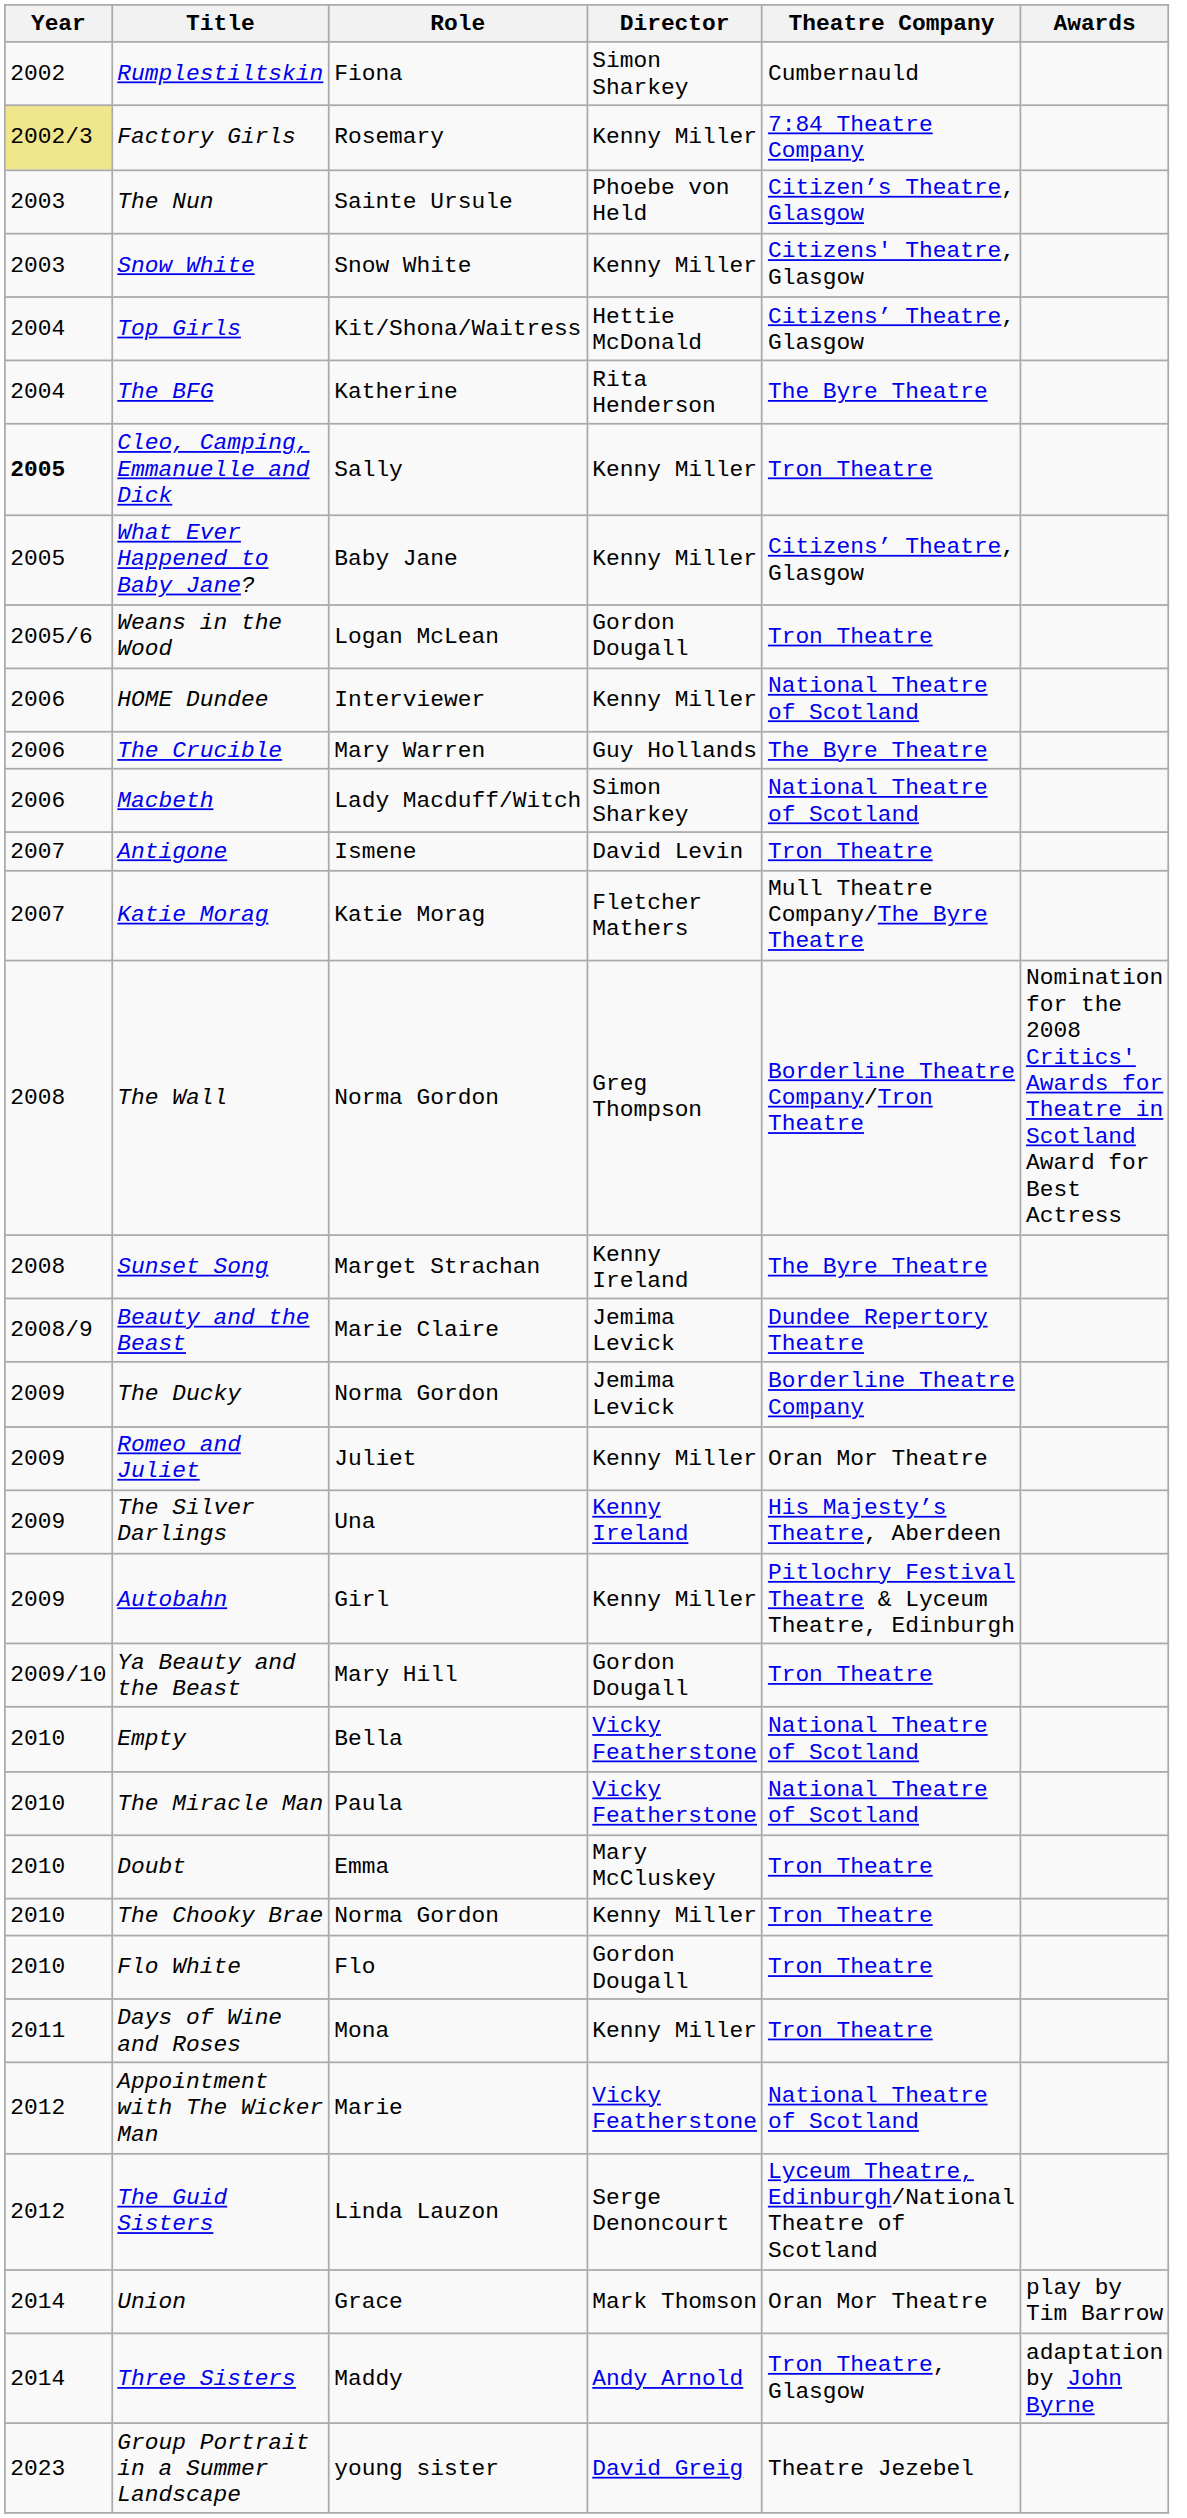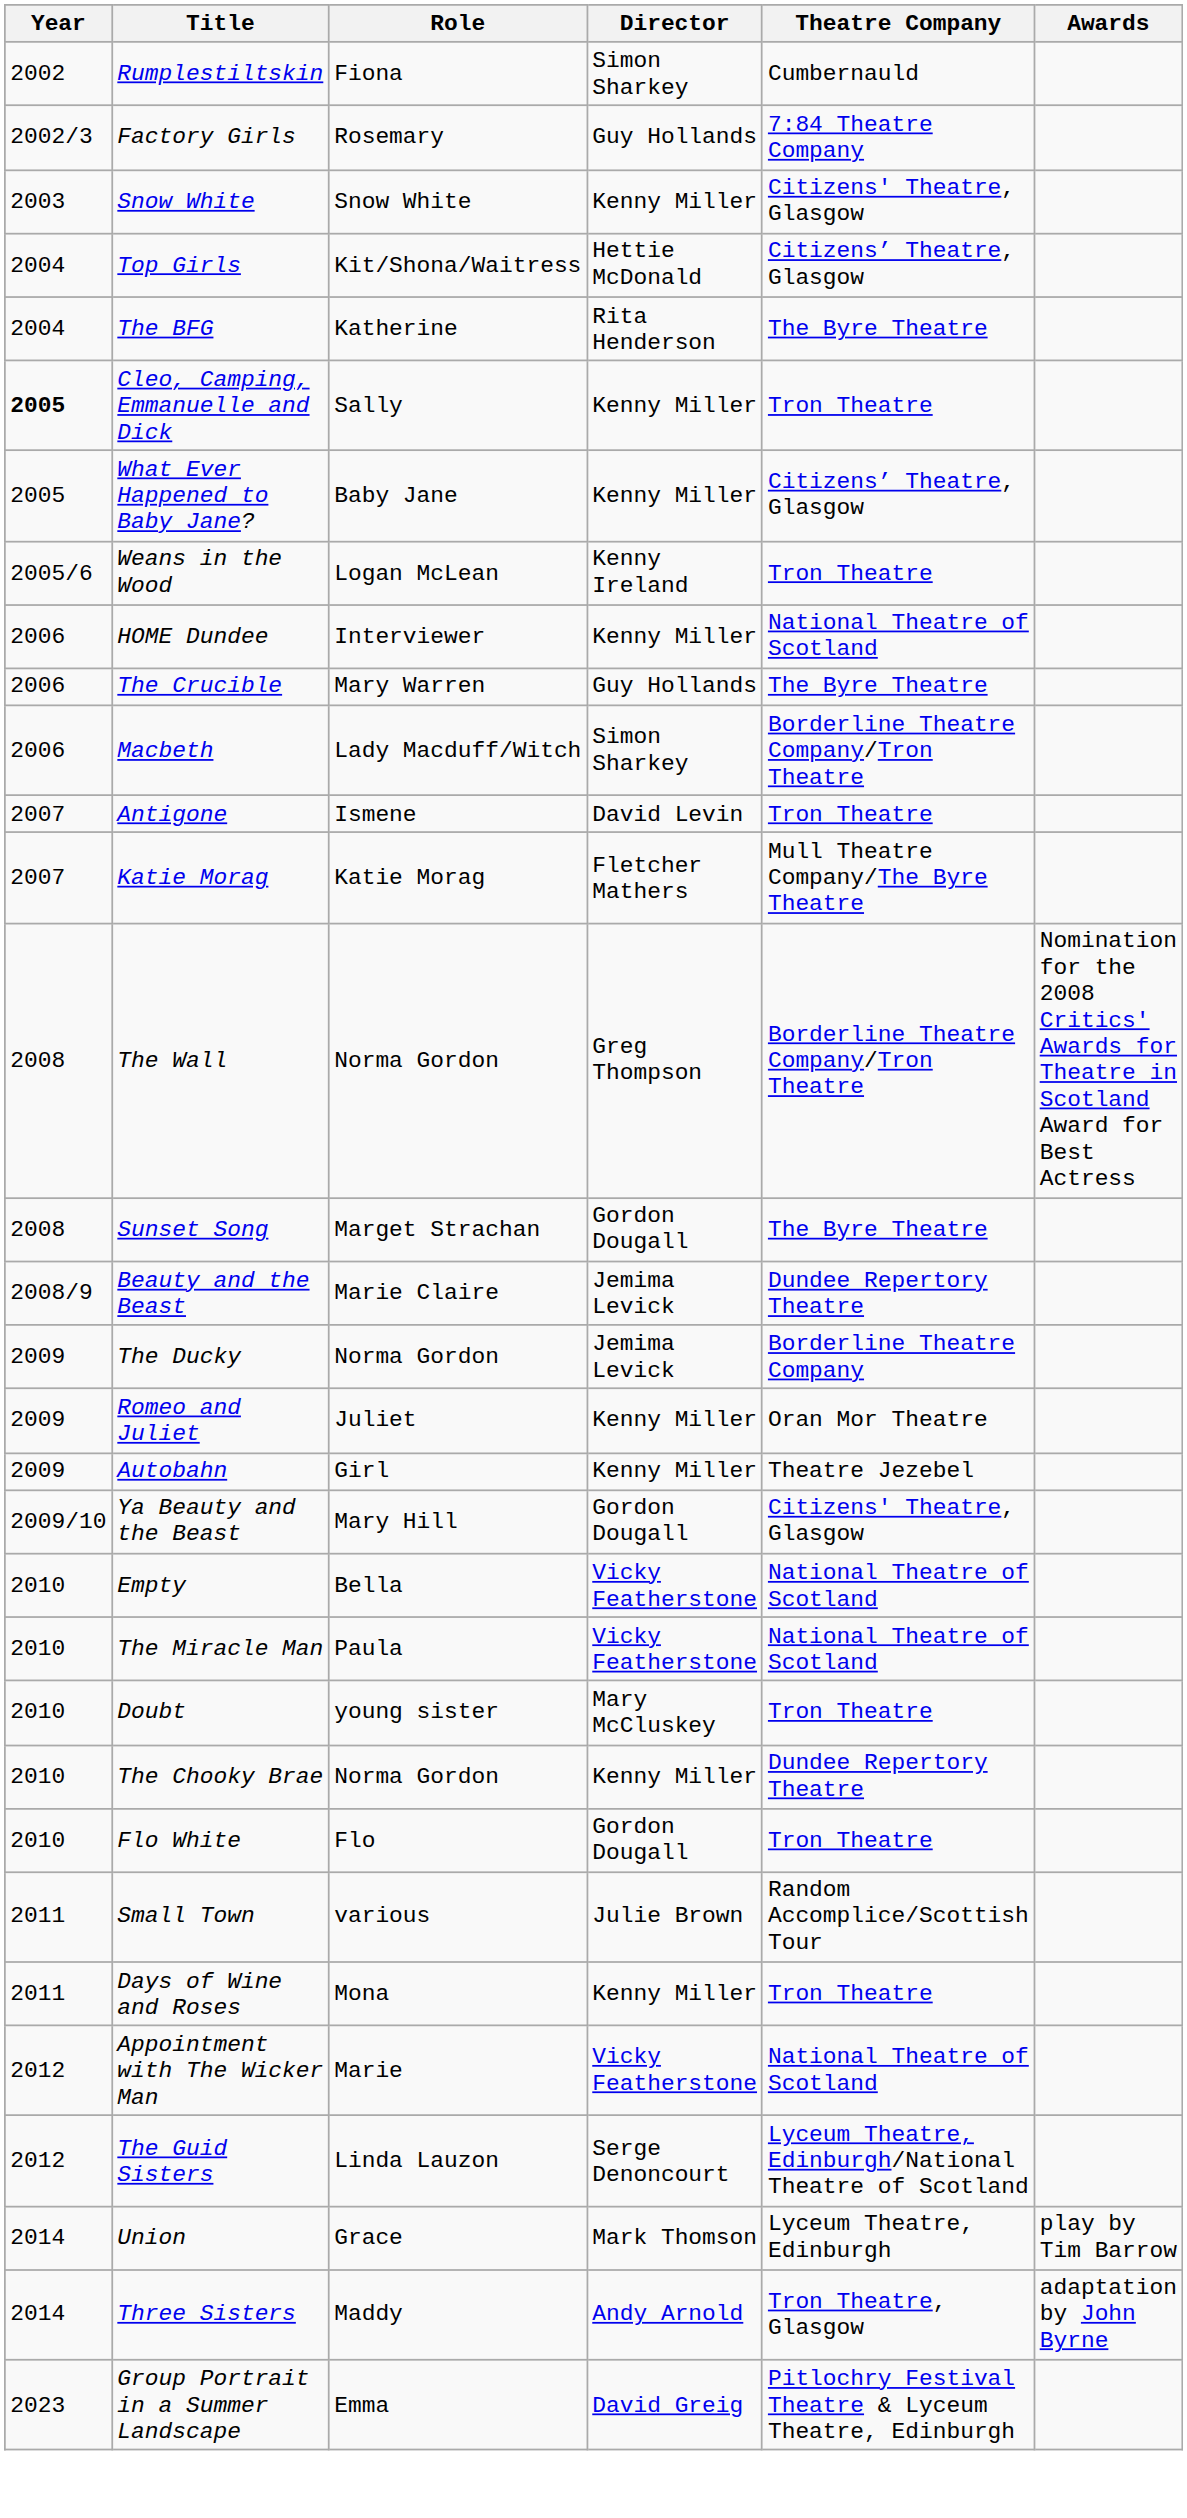(52, 138) khaki background -> (52, 138) no background
(675, 138) Kenny Miller -> (675, 138) Guy Hollands
- row: (165, 201)
(640, 636) Gordon Dougall -> (640, 573) Kenny Ireland
(878, 801) National Theatre of Scotland -> (892, 751) Borderline Theatre Company/Tron Theatre
(640, 1267) Kenny Ireland -> (640, 1230) Gordon Dougall
- row: (186, 1522)
(892, 1599) Pitlochry Festival Theatre & Lyceum Theatre, Edinburgh -> (871, 1471) Theatre Jezebel
(850, 1676) Tron Theatre -> (892, 1522) Citizens' Theatre, Glasgow
(362, 1867) Emma -> (417, 1713) young sister
(850, 1917) Tron Theatre -> (878, 1776) Dundee Repertory Theatre
+ row: (186, 1917)
(878, 2302) Oran Mor Theatre -> (871, 2238) Lyceum Theatre, Edinburgh
(417, 2468) young sister -> (362, 2405) Emma
(871, 2468) Theatre Jezebel -> (892, 2405) Pitlochry Festival Theatre & Lyceum Theatre, Edinburgh
